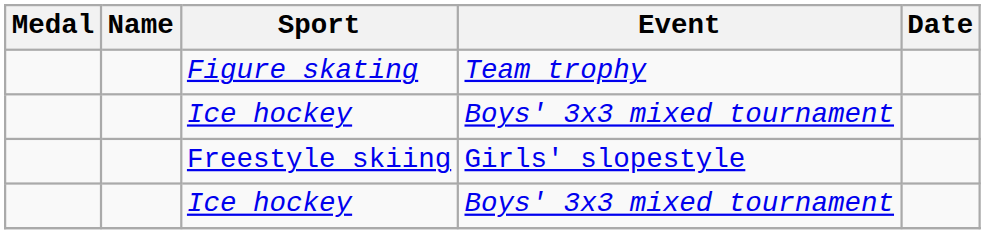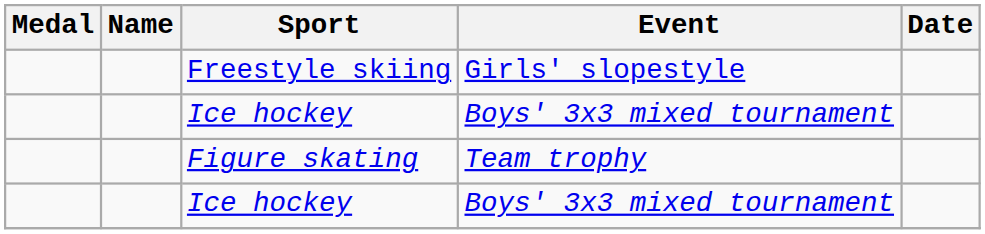rows swapped: (303, 72) <-> (319, 161)
